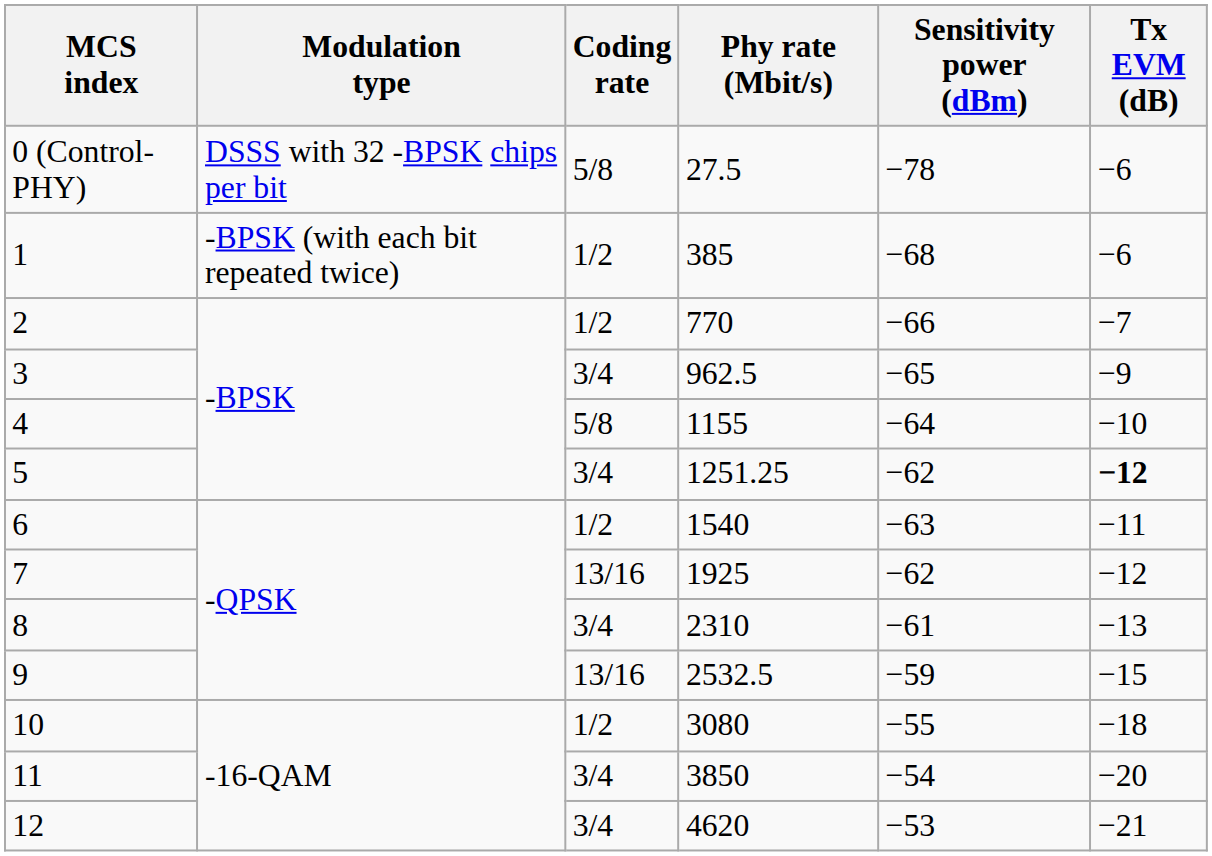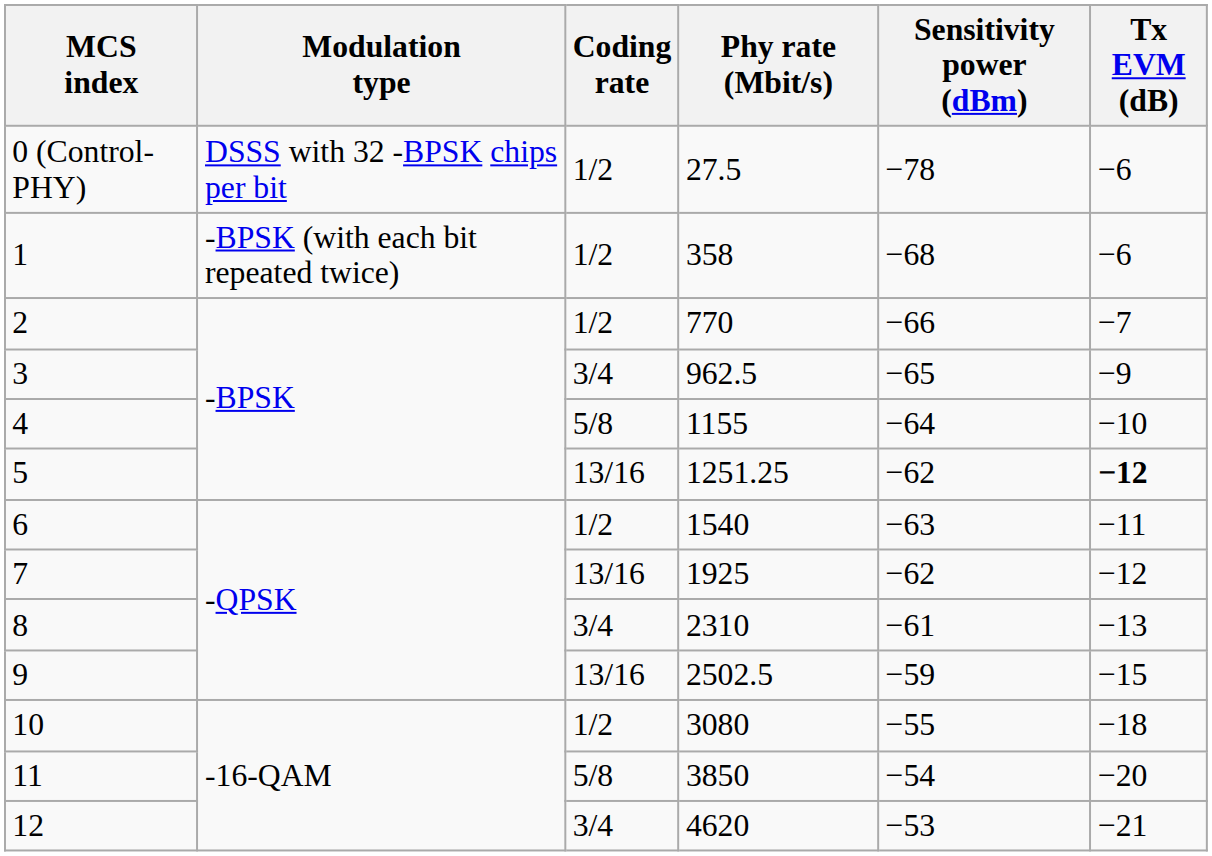(593, 168) 5/8 -> (593, 168) 1/2
(710, 254) 385 -> (710, 254) 358
(593, 473) 3/4 -> (609, 473) 13/16
(729, 674) 2532.5 -> (729, 674) 2502.5
(593, 775) 3/4 -> (593, 775) 5/8
